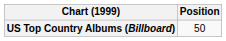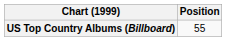(200, 28) 50 -> (200, 28) 55
